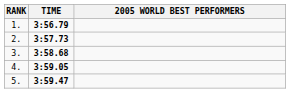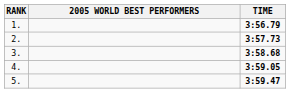columns swapped: (180, 11) <-> (51, 11)
